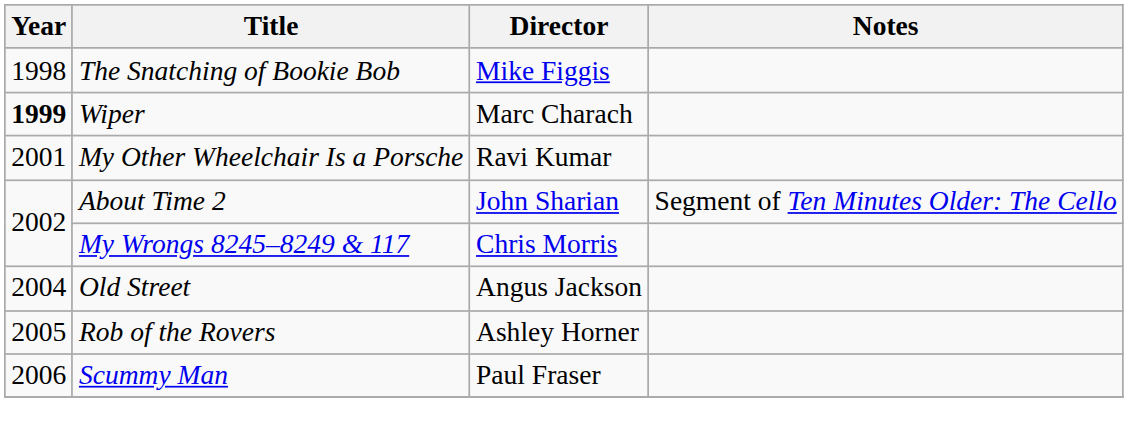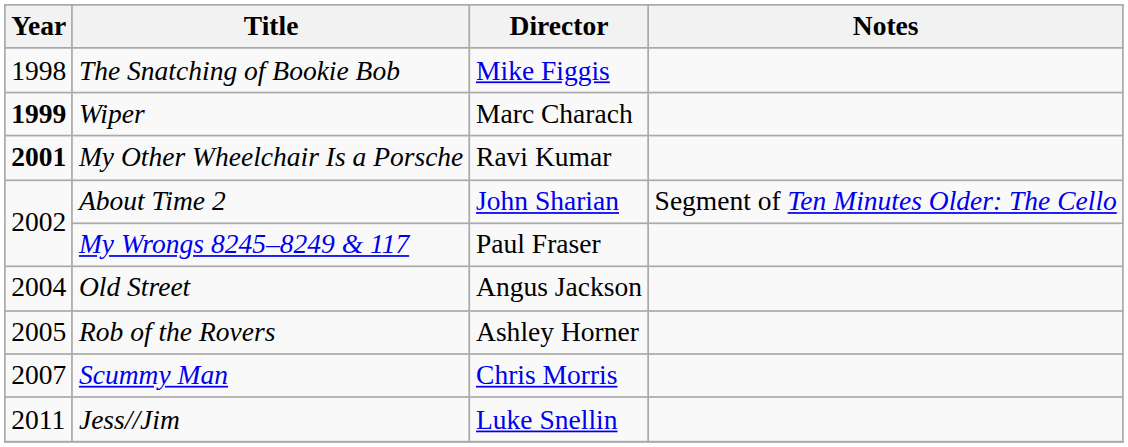(39, 157) normal -> (39, 157) bold
(547, 244) Chris Morris -> (538, 244) Paul Fraser
(39, 375) 2006 -> (39, 375) 2007
(538, 375) Paul Fraser -> (547, 375) Chris Morris
+ row: (129, 419)
